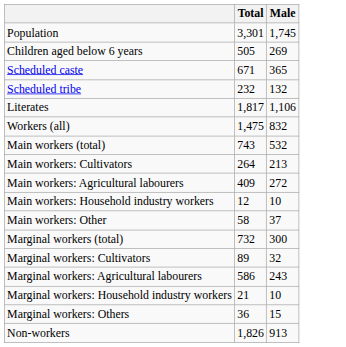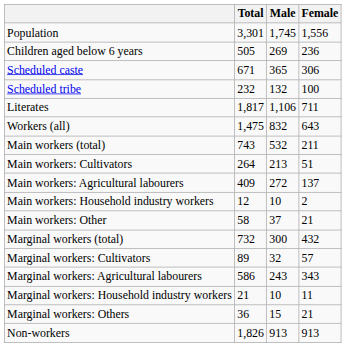+ column: (320, 13)
